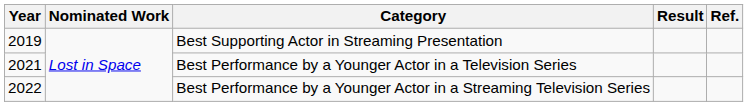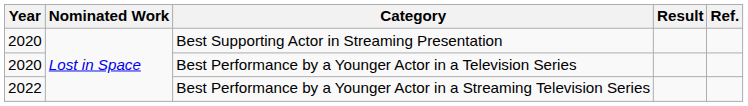(25, 40) 2019 -> (25, 40) 2020
(25, 64) 2021 -> (25, 64) 2020
